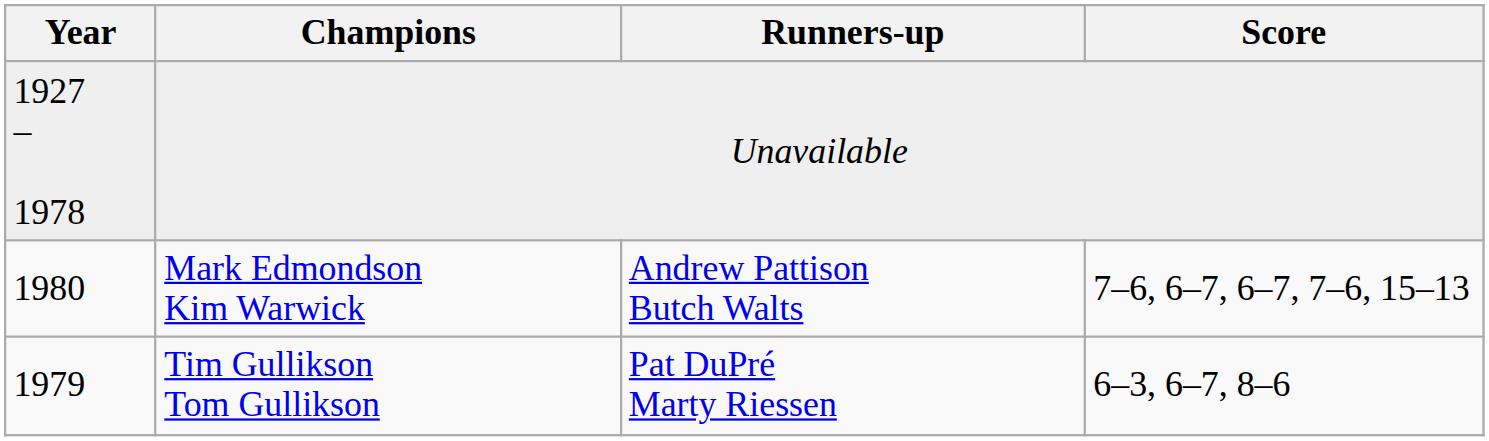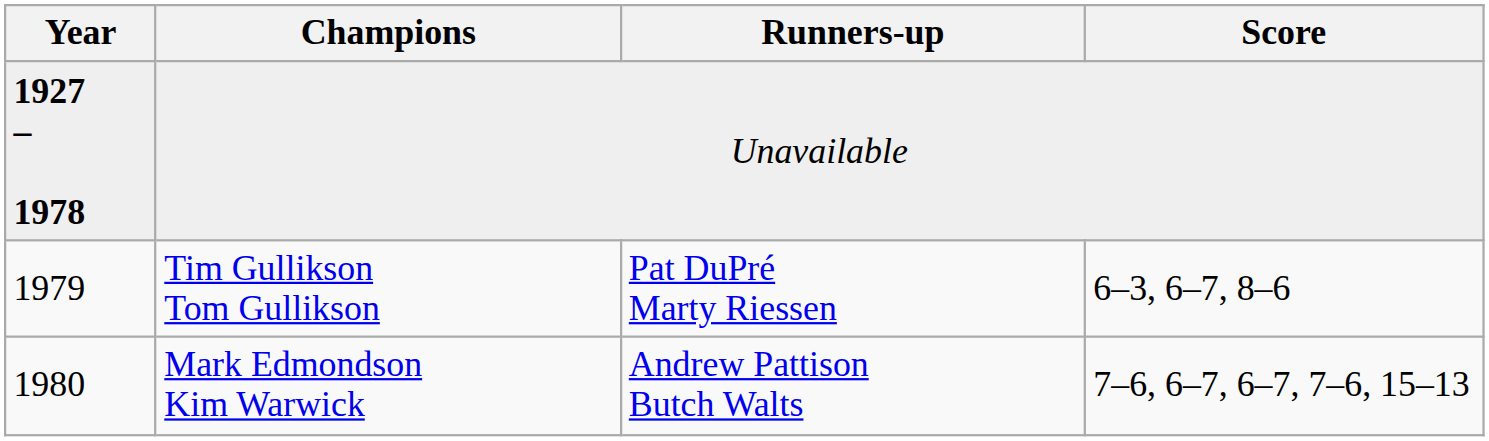(81, 150) normal -> (81, 150) bold
rows swapped: (272, 384) <-> (293, 287)
